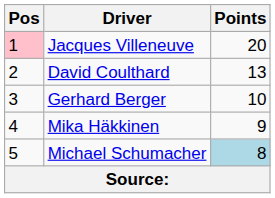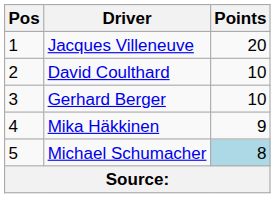(13, 45) pink background -> (13, 45) no background
(257, 72) 13 -> (257, 72) 10
